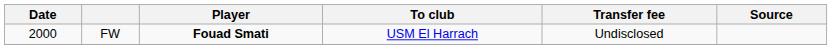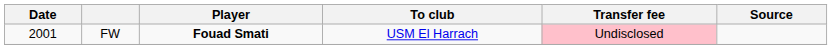(43, 34) 2000 -> (43, 34) 2001
(629, 34) no background -> (629, 34) pink background
